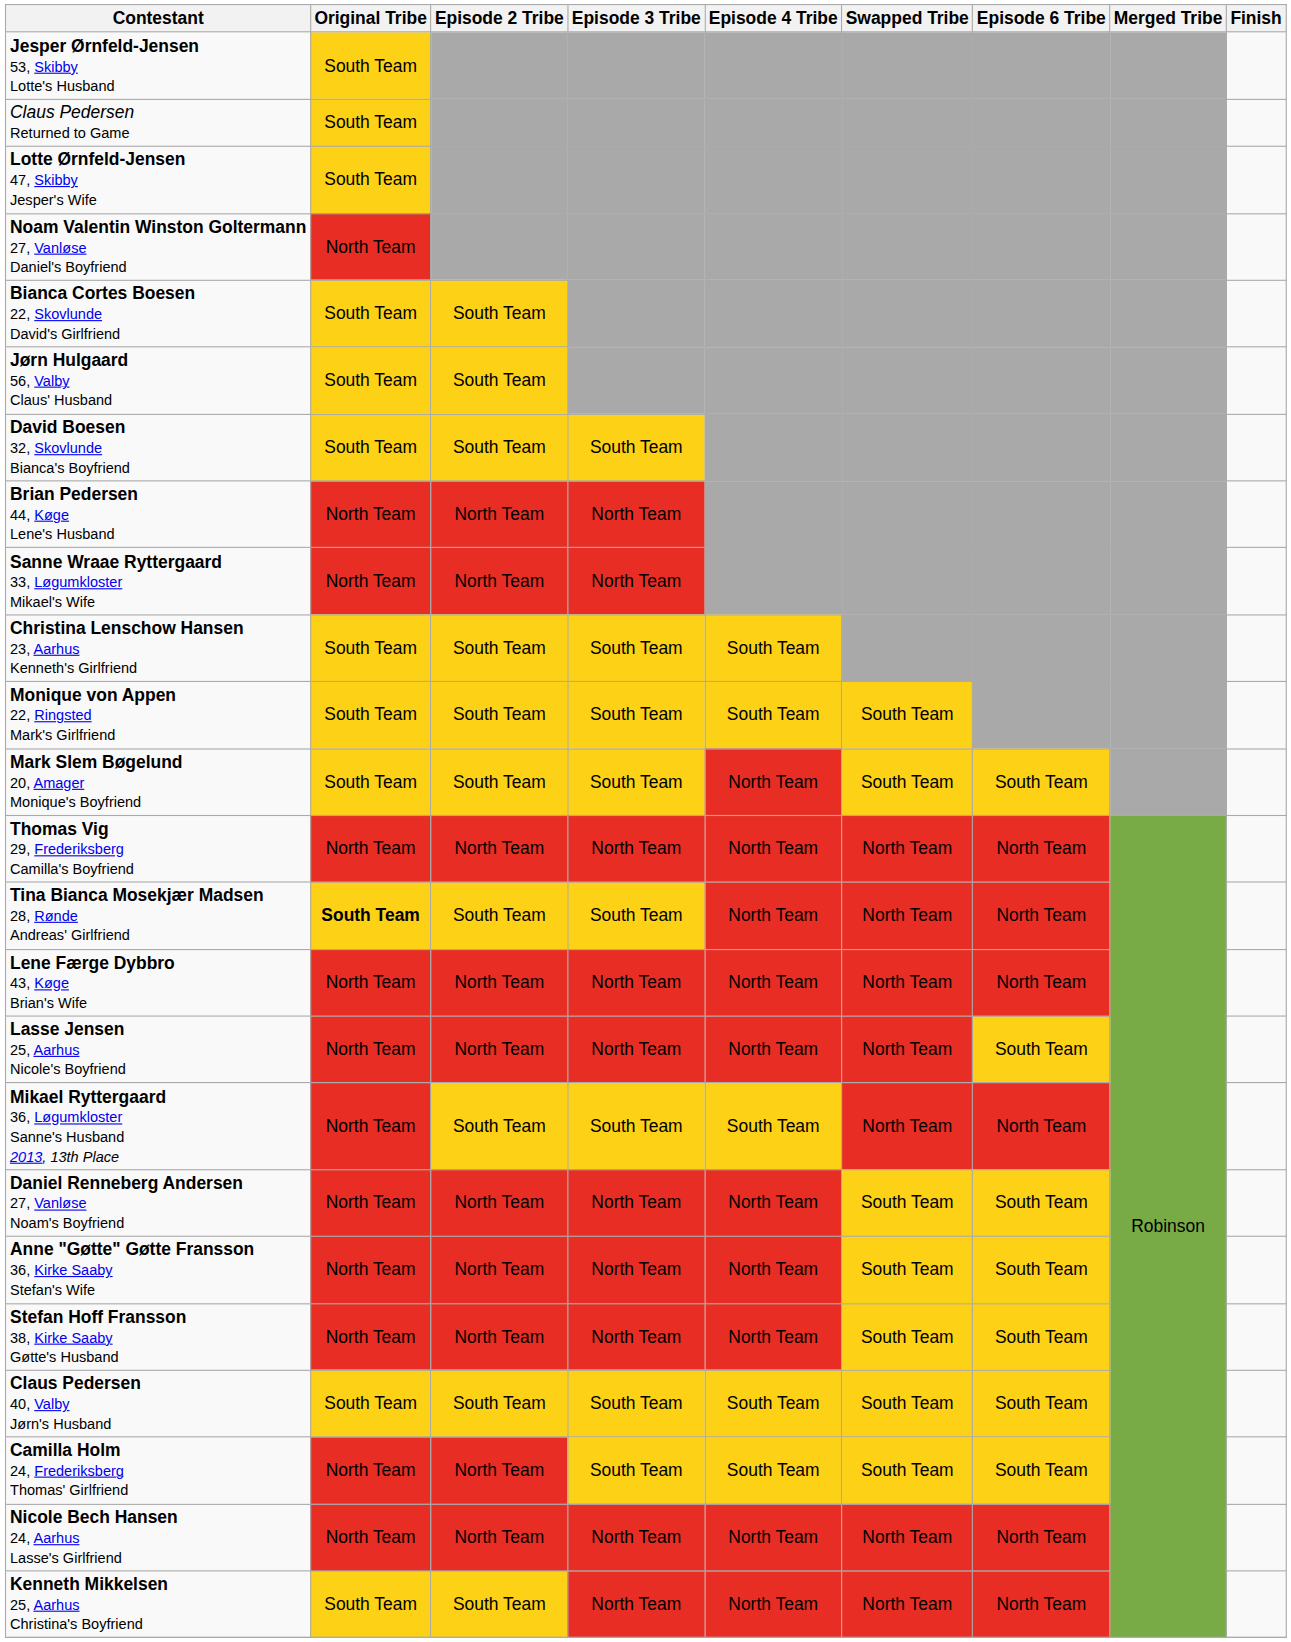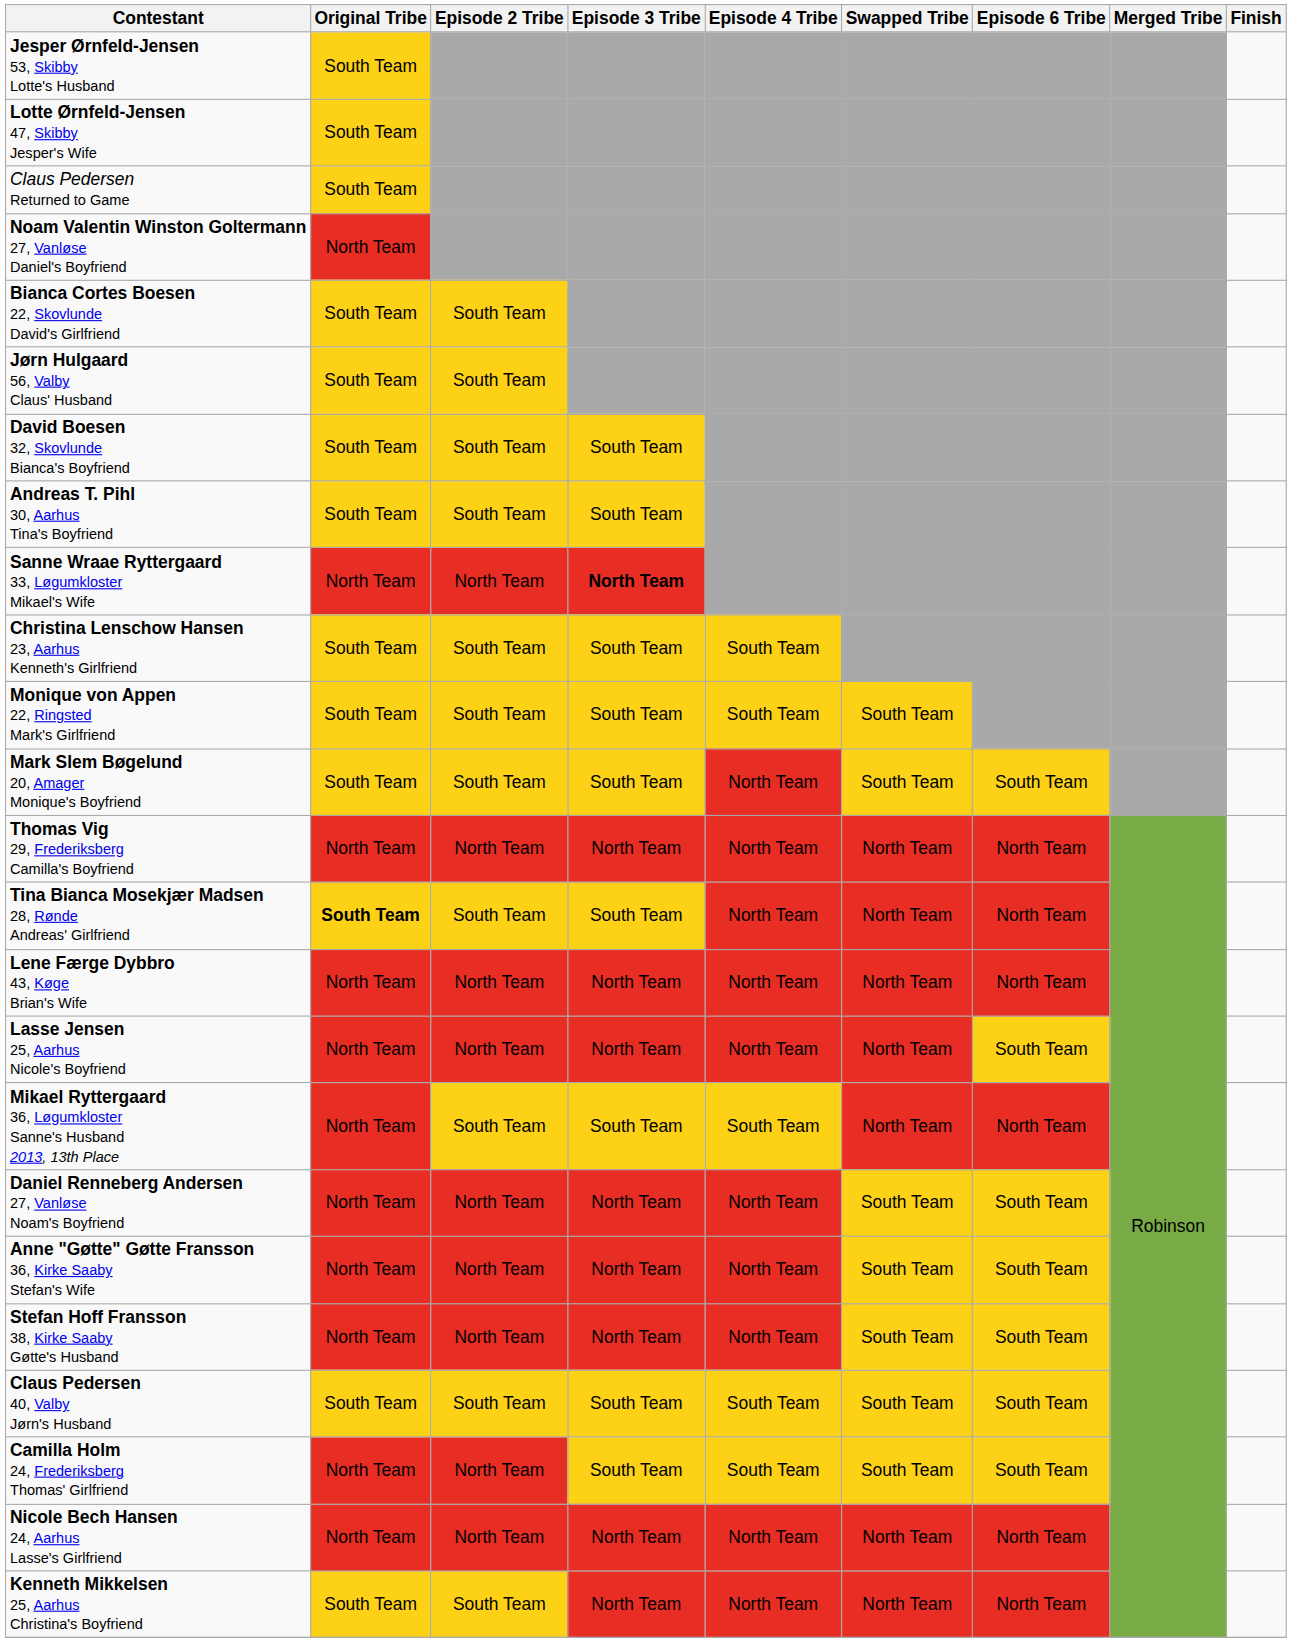rows swapped: (98, 179) <-> (72, 122)
+ row: (73, 514)
- row: (74, 514)
(636, 581) normal -> (636, 581) bold
